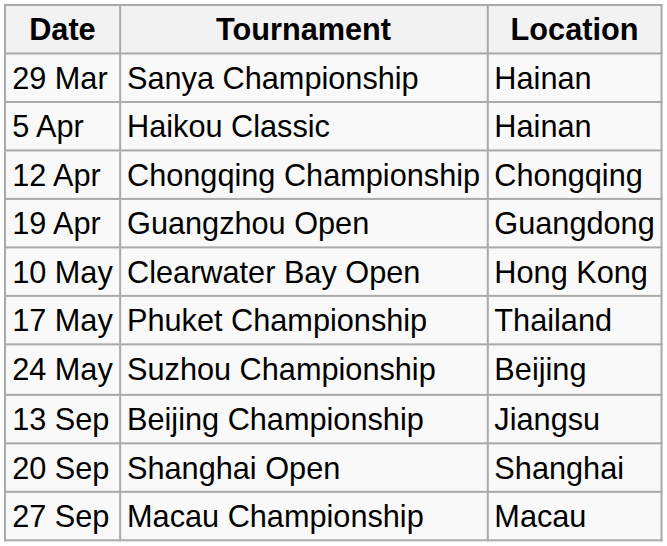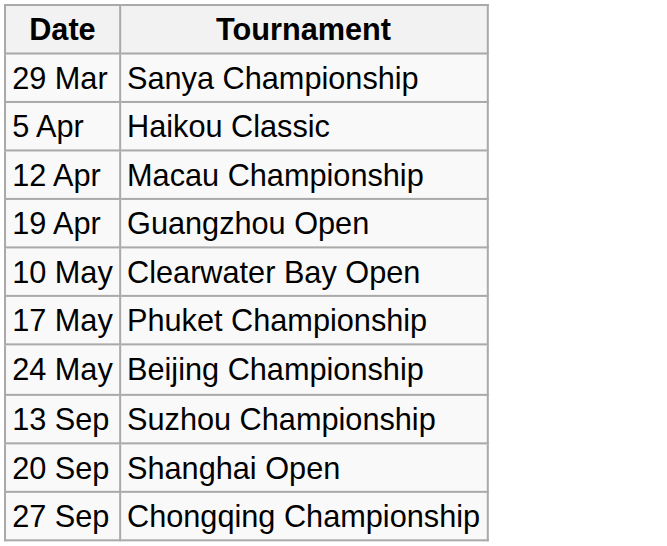- column: (575, 30)
(304, 175) Chongqing Championship -> (275, 175) Macau Championship
(281, 370) Suzhou Championship -> (275, 370) Beijing Championship
(275, 418) Beijing Championship -> (281, 418) Suzhou Championship
(275, 516) Macau Championship -> (304, 516) Chongqing Championship
